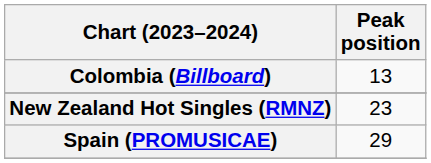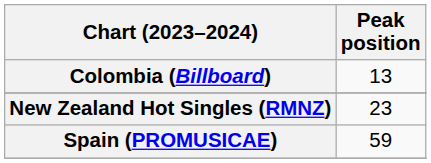(381, 141) 29 -> (381, 141) 59
